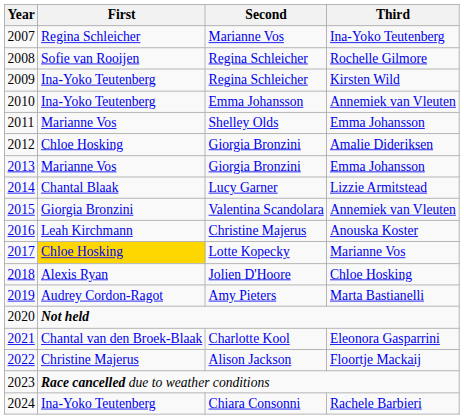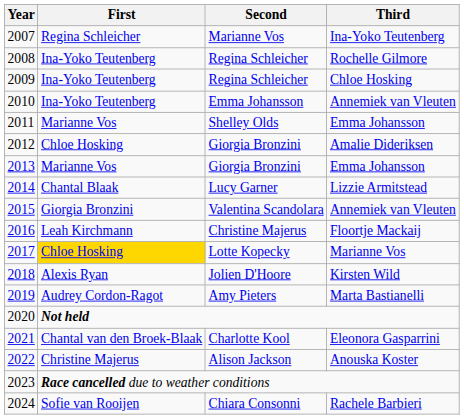(90, 58) Sofie van Rooijen -> (98, 58) Ina-Yoko Teutenberg
(365, 79) Kirsten Wild -> (371, 79) Chloe Hosking
(374, 230) Anouska Koster -> (376, 230) Floortje Mackaij
(371, 274) Chloe Hosking -> (365, 274) Kirsten Wild
(376, 360) Floortje Mackaij -> (374, 360) Anouska Koster
(98, 403) Ina-Yoko Teutenberg -> (90, 403) Sofie van Rooijen
